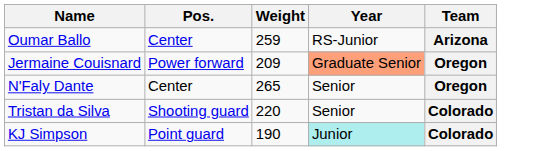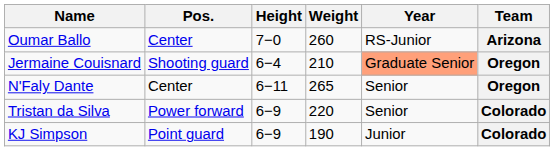+ column: (279, 16)
(268, 39) 259 -> (321, 39) 260
(196, 63) Power forward -> (198, 63) Shooting guard
(268, 63) 209 -> (321, 63) 210
(198, 110) Shooting guard -> (196, 110) Power forward
(332, 134) paleturquoise background -> (385, 134) no background
